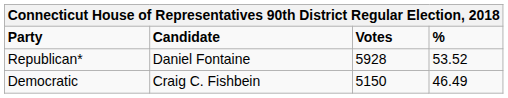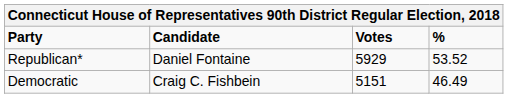(371, 59) 5928 -> (371, 59) 5929
(371, 81) 5150 -> (371, 81) 5151
